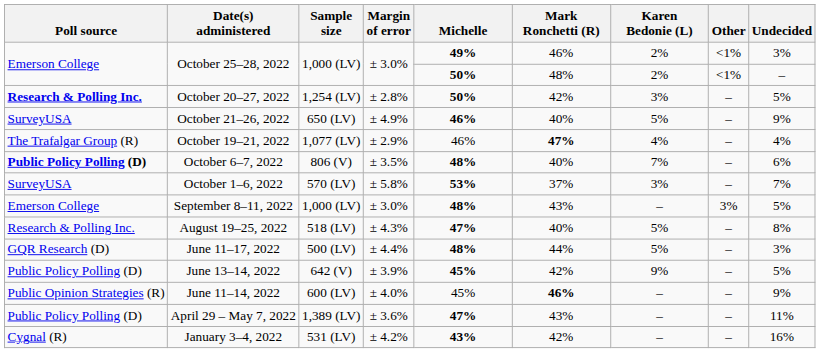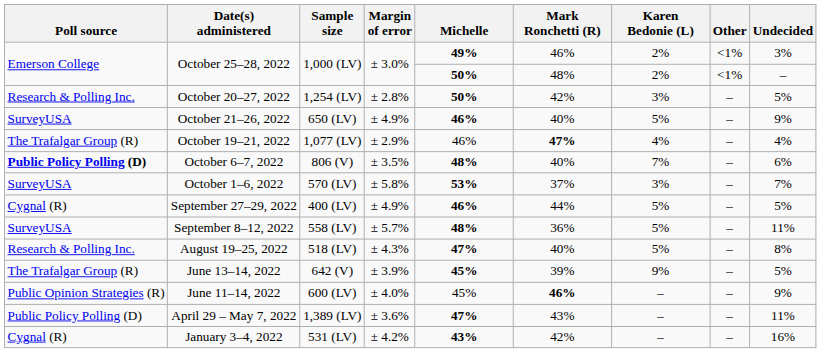(75, 97) bold -> (71, 97) normal
+ row: (234, 206)
+ row: (234, 228)
- row: (233, 206)
- row: (233, 249)
(75, 271) Public Policy Polling (D) -> (73, 271) The Trafalgar Group (R)
(561, 271) 42% -> (562, 271) 39%
